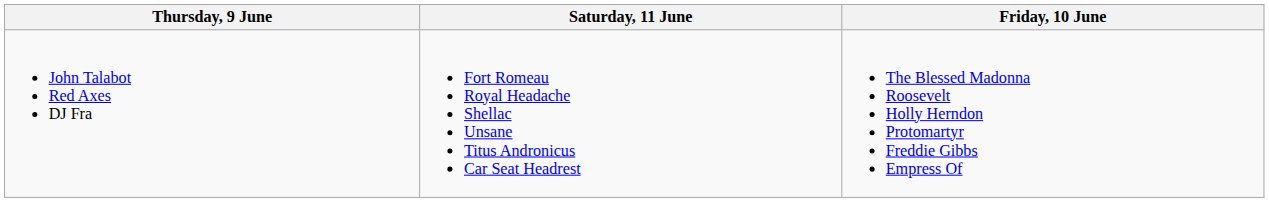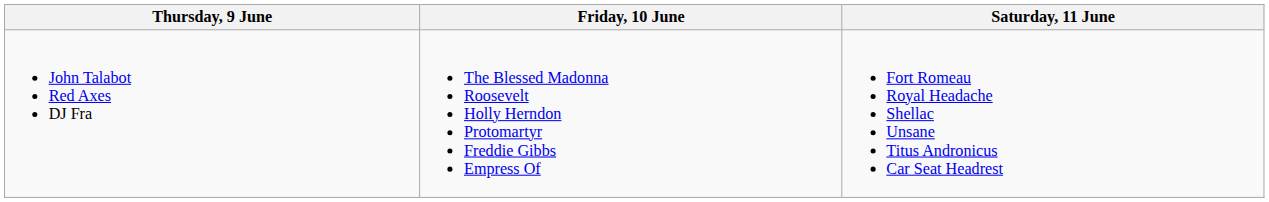columns swapped: (1053, 17) <-> (631, 17)
